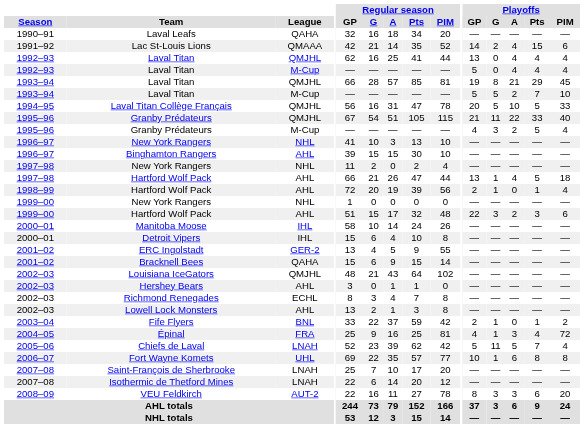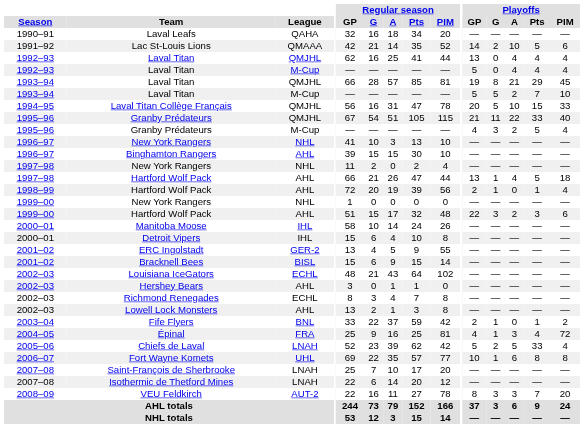(514, 46) 4 -> (514, 46) 10
(537, 46) 15 -> (537, 46) 5
(537, 106) 5 -> (537, 106) 15
(305, 262) QAHA -> (305, 262) BISL
(305, 274) QMJHL -> (305, 274) ECHL
(496, 346) 11 -> (496, 346) 2
(537, 346) 7 -> (537, 346) 33
(537, 394) 6 -> (537, 394) 7
